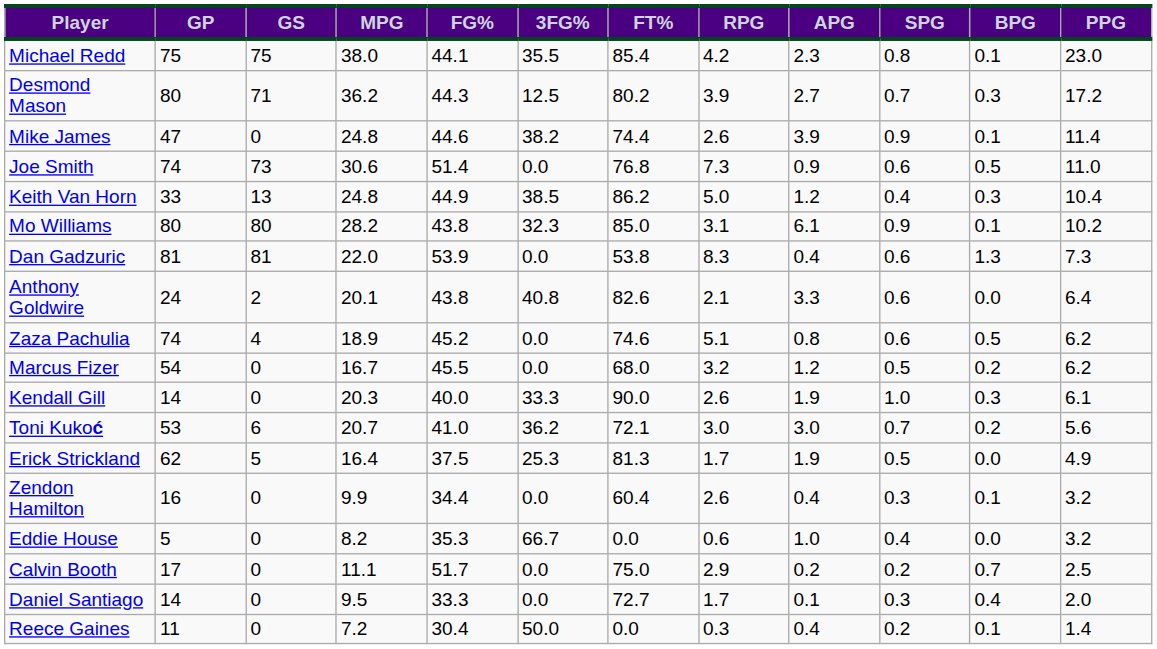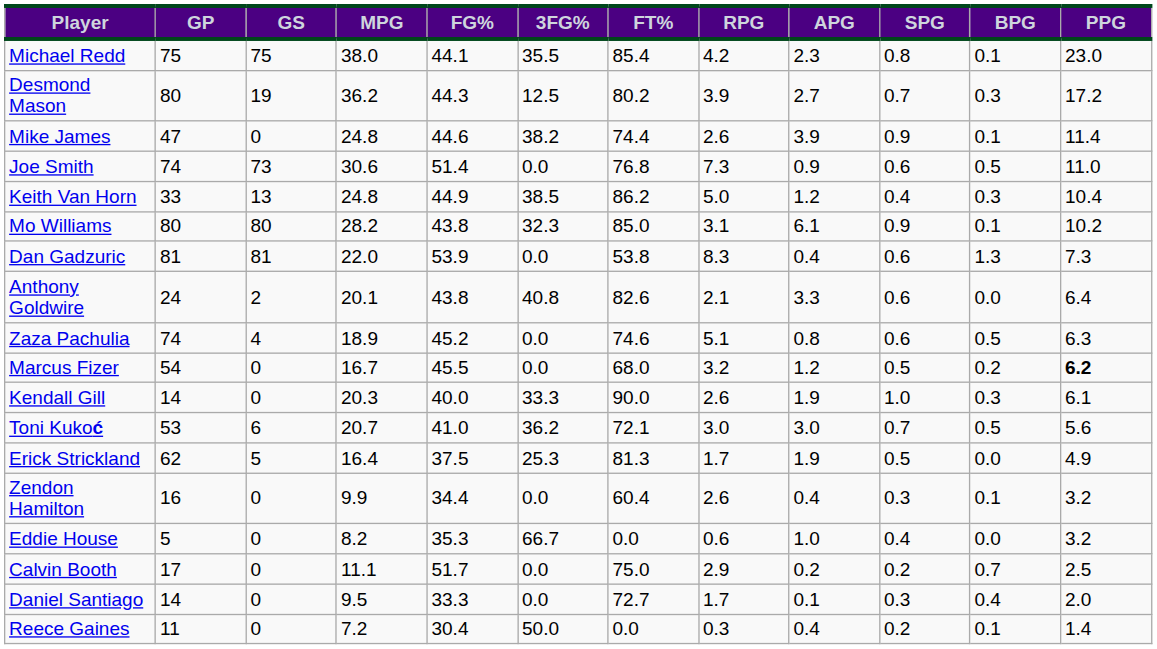(261, 96) 71 -> (261, 96) 19
(1078, 338) 6.2 -> (1078, 338) 6.3
(1078, 368) normal -> (1078, 368) bold
(988, 428) 0.2 -> (988, 428) 0.5
